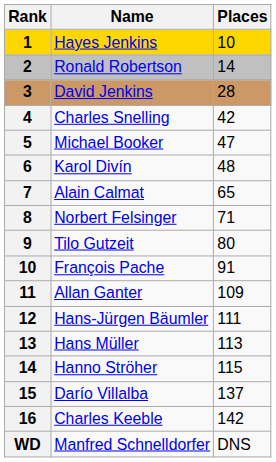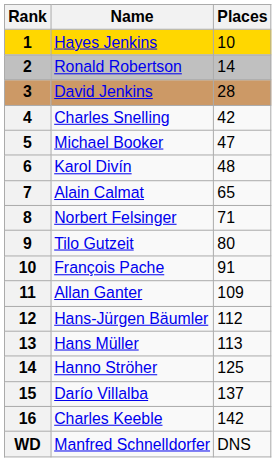(229, 318) 111 -> (230, 318) 112
(230, 368) 115 -> (231, 368) 125
